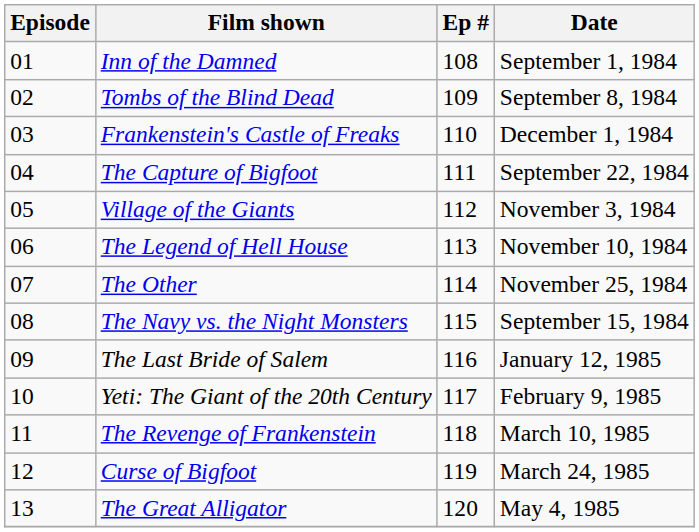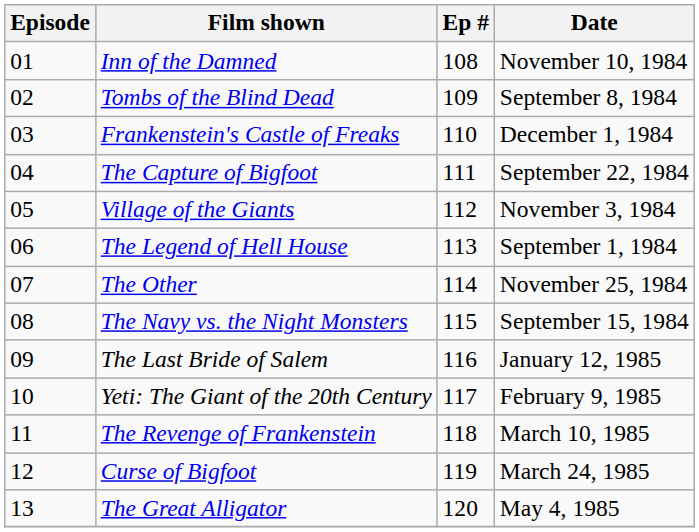(588, 60) September 1, 1984 -> (594, 60) November 10, 1984
(594, 246) November 10, 1984 -> (588, 246) September 1, 1984
